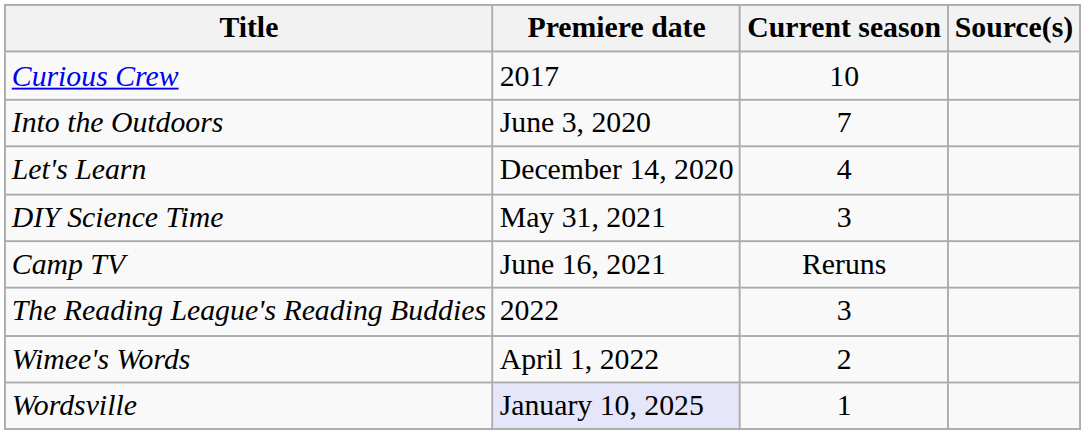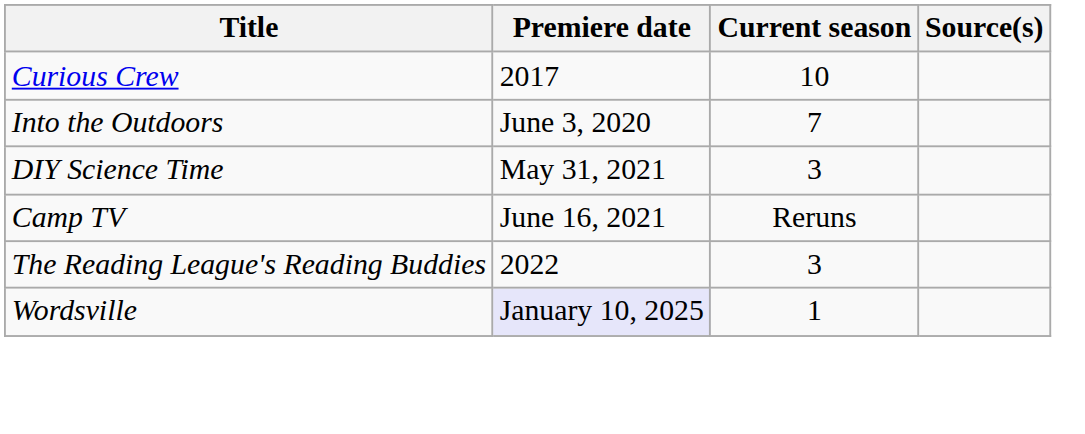- row: (79, 169)
- row: (101, 358)
